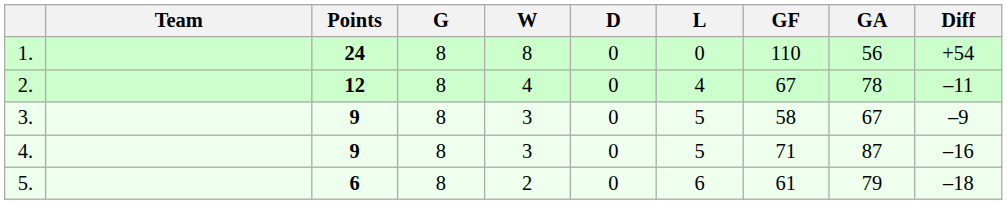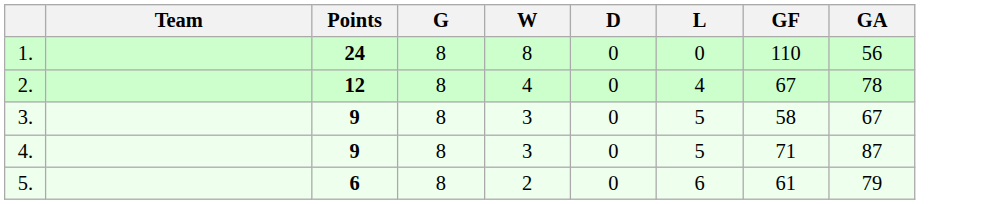- column: (958, 20)
